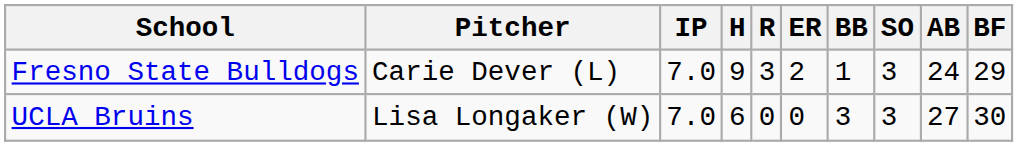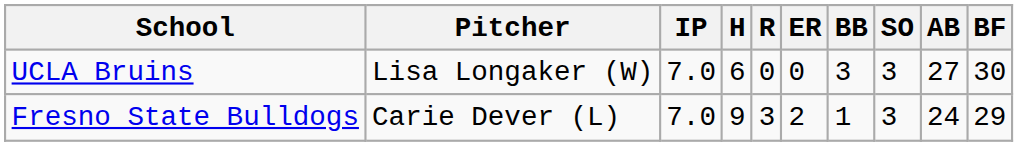rows swapped: (103, 117) <-> (185, 72)
